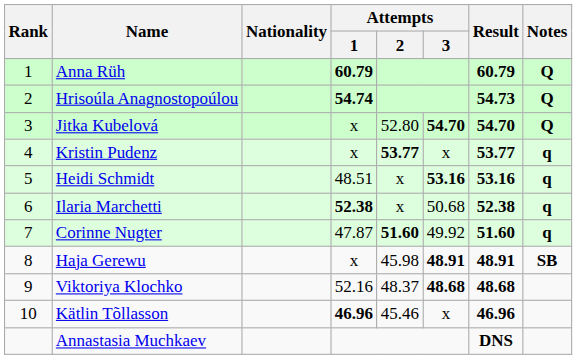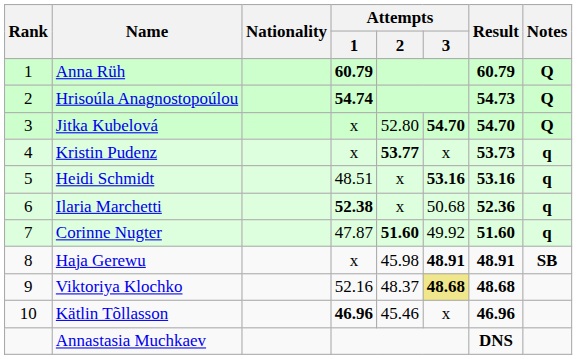(496, 152) 53.77 -> (496, 152) 53.73
(496, 206) 52.38 -> (496, 206) 52.36
(446, 286) no background -> (446, 286) khaki background
